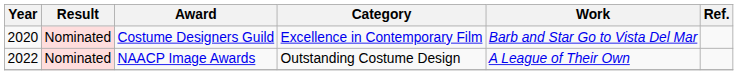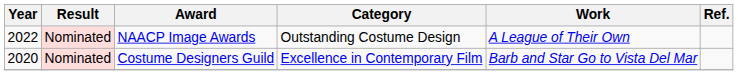rows swapped: (186, 59) <-> (196, 37)
